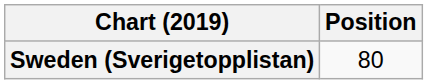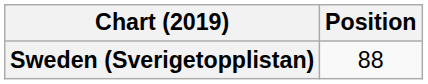(371, 59) 80 -> (371, 59) 88
